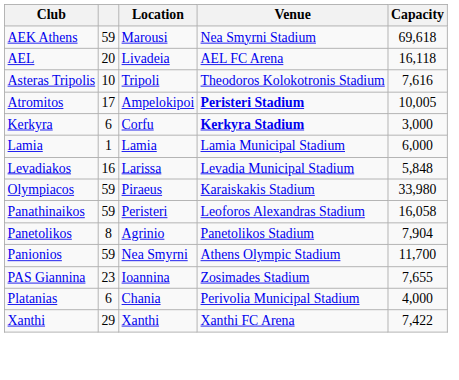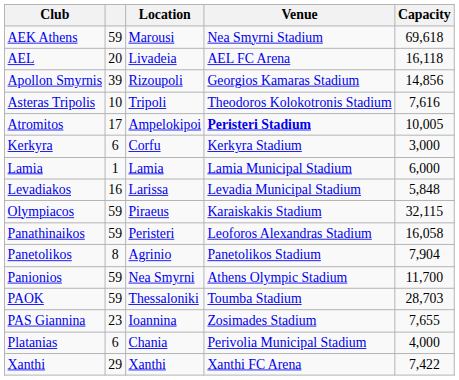+ row: (55, 80)
(252, 124) bold -> (255, 146) normal
(417, 189) 33,980 -> (424, 211) 32,115
+ row: (26, 299)
